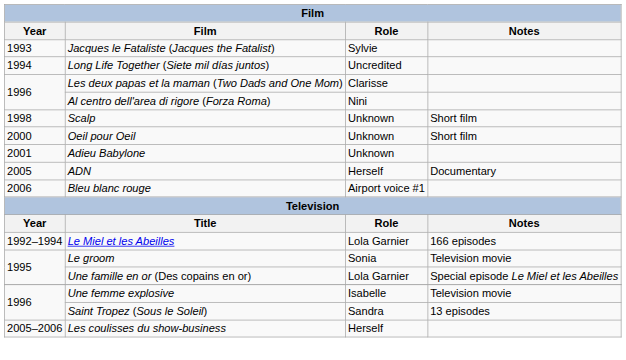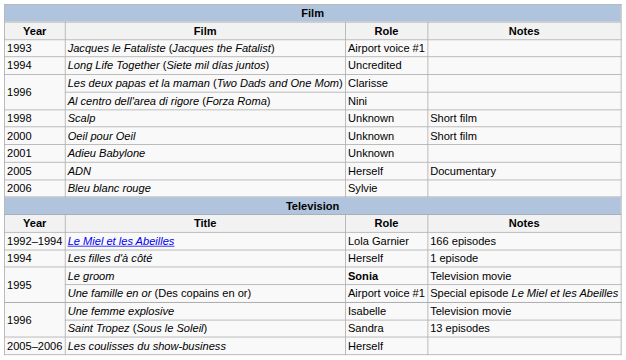(363, 49) Sylvie -> (386, 49) Airport voice #1
(386, 189) Airport voice #1 -> (363, 189) Sylvie
+ row: (110, 259)
(362, 259) normal -> (363, 276) bold
(378, 276) Lola Garnier -> (386, 294) Airport voice #1
